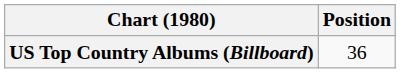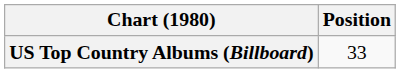(357, 51) 36 -> (357, 51) 33
